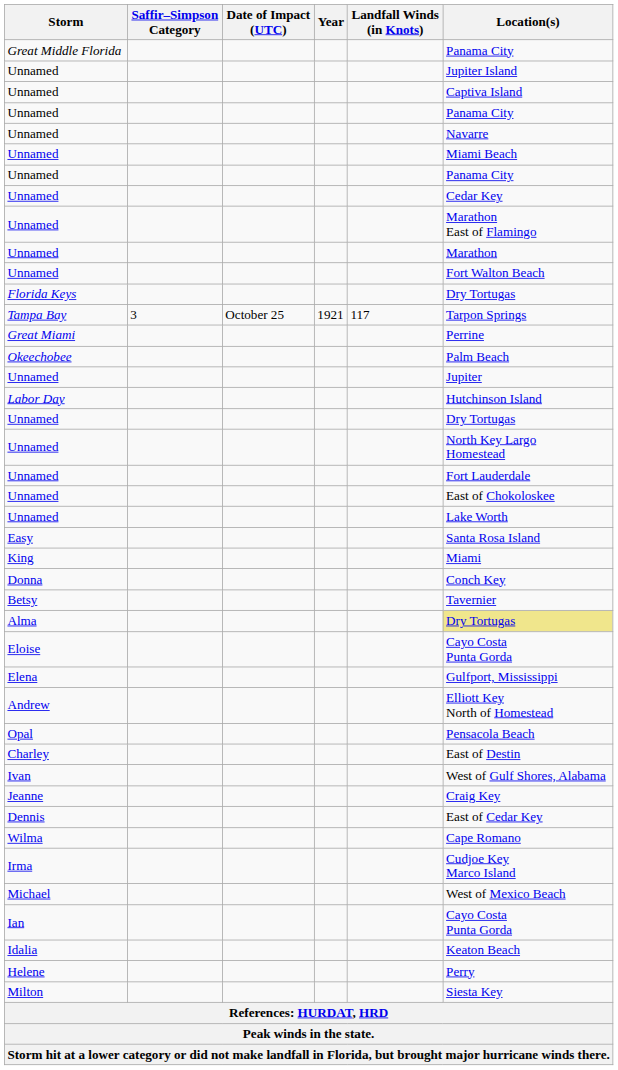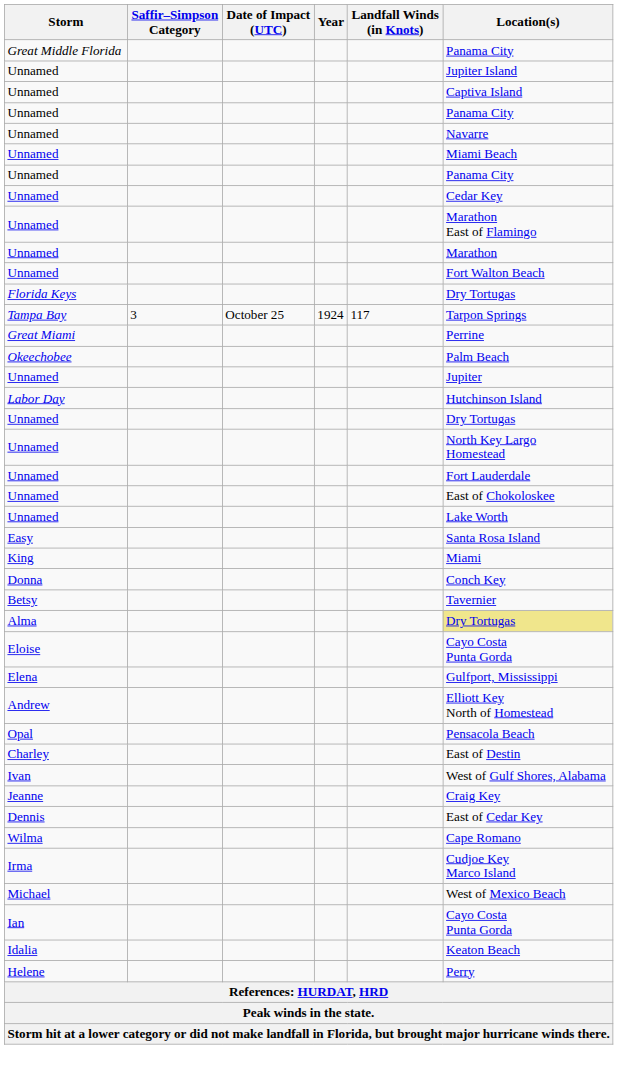(330, 314) 1921 -> (330, 314) 1924
- row: (25, 992)
